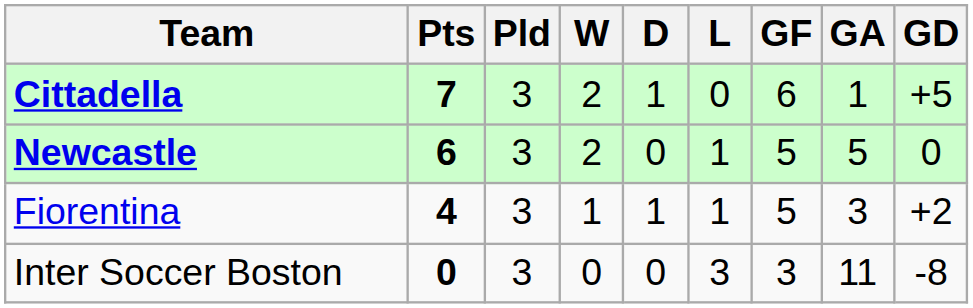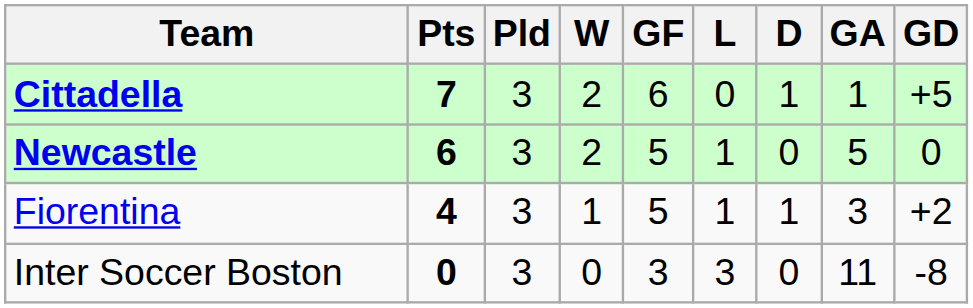columns swapped: (656, 34) <-> (786, 34)
